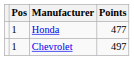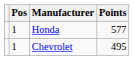(119, 30) 477 -> (119, 30) 577
(119, 47) 497 -> (119, 47) 495
